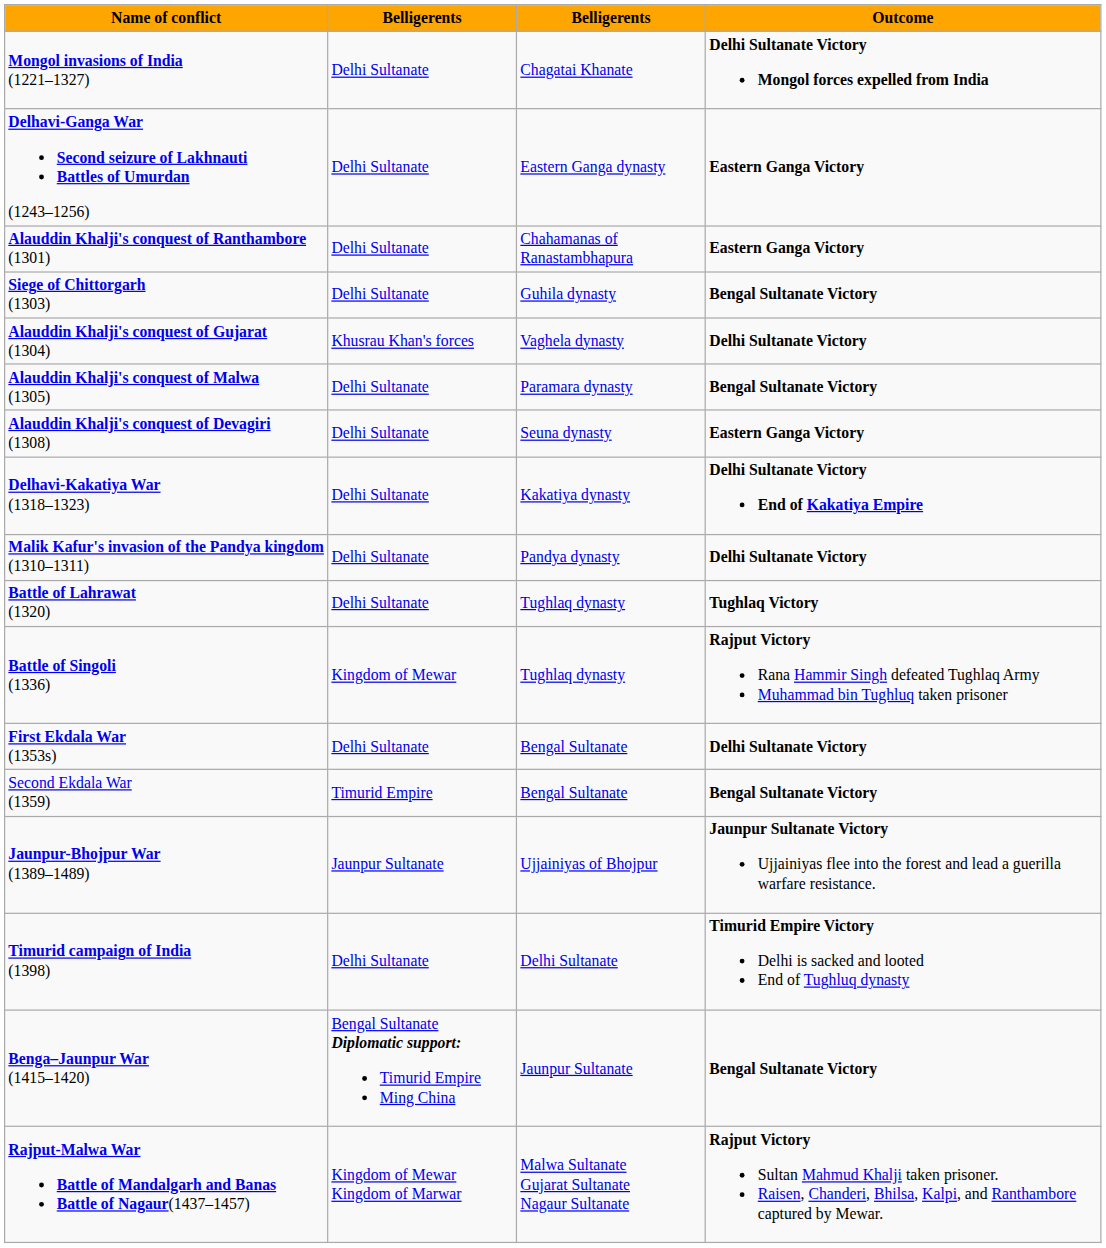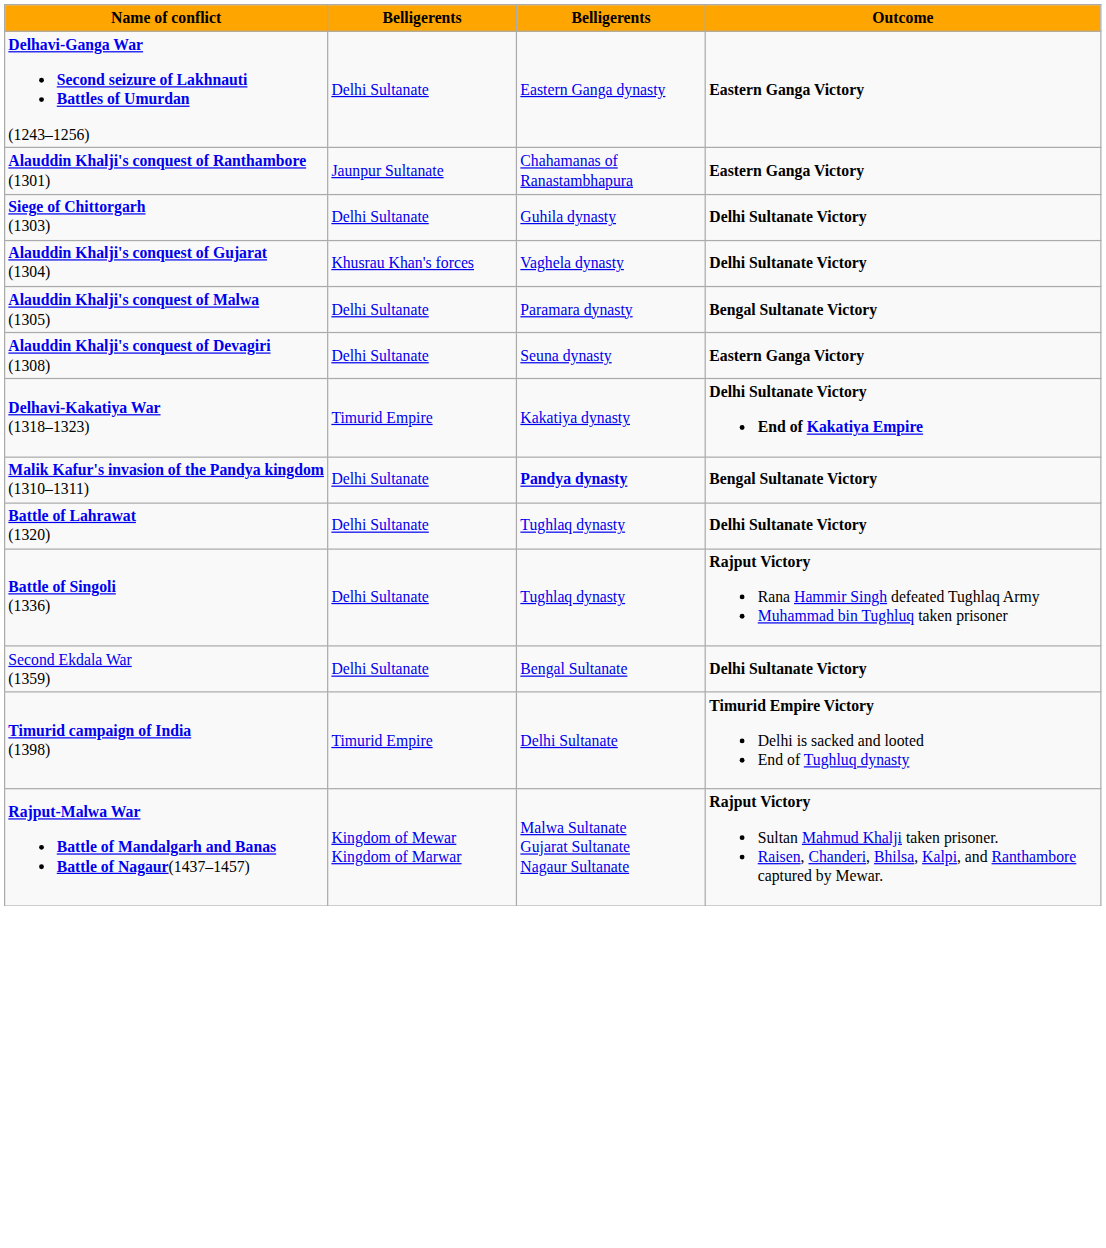- row: (96, 70)
(380, 248) Delhi Sultanate -> (388, 170) Jaunpur Sultanate
(793, 294) Bengal Sultanate Victory -> (788, 217) Delhi Sultanate Victory
(380, 495) Delhi Sultanate -> (382, 417) Timurid Empire
(570, 557) normal -> (574, 479) bold
(788, 557) Delhi Sultanate Victory -> (793, 479) Bengal Sultanate Victory
(764, 603) Tughlaq Victory -> (788, 525) Delhi Sultanate Victory
(394, 675) Kingdom of Mewar -> (380, 597) Delhi Sultanate
- row: (67, 746)
(382, 792) Timurid Empire -> (380, 668) Delhi Sultanate
(793, 792) Bengal Sultanate Victory -> (788, 668) Delhi Sultanate Victory
- row: (84, 864)
(380, 961) Delhi Sultanate -> (382, 740) Timurid Empire
- row: (79, 1068)
